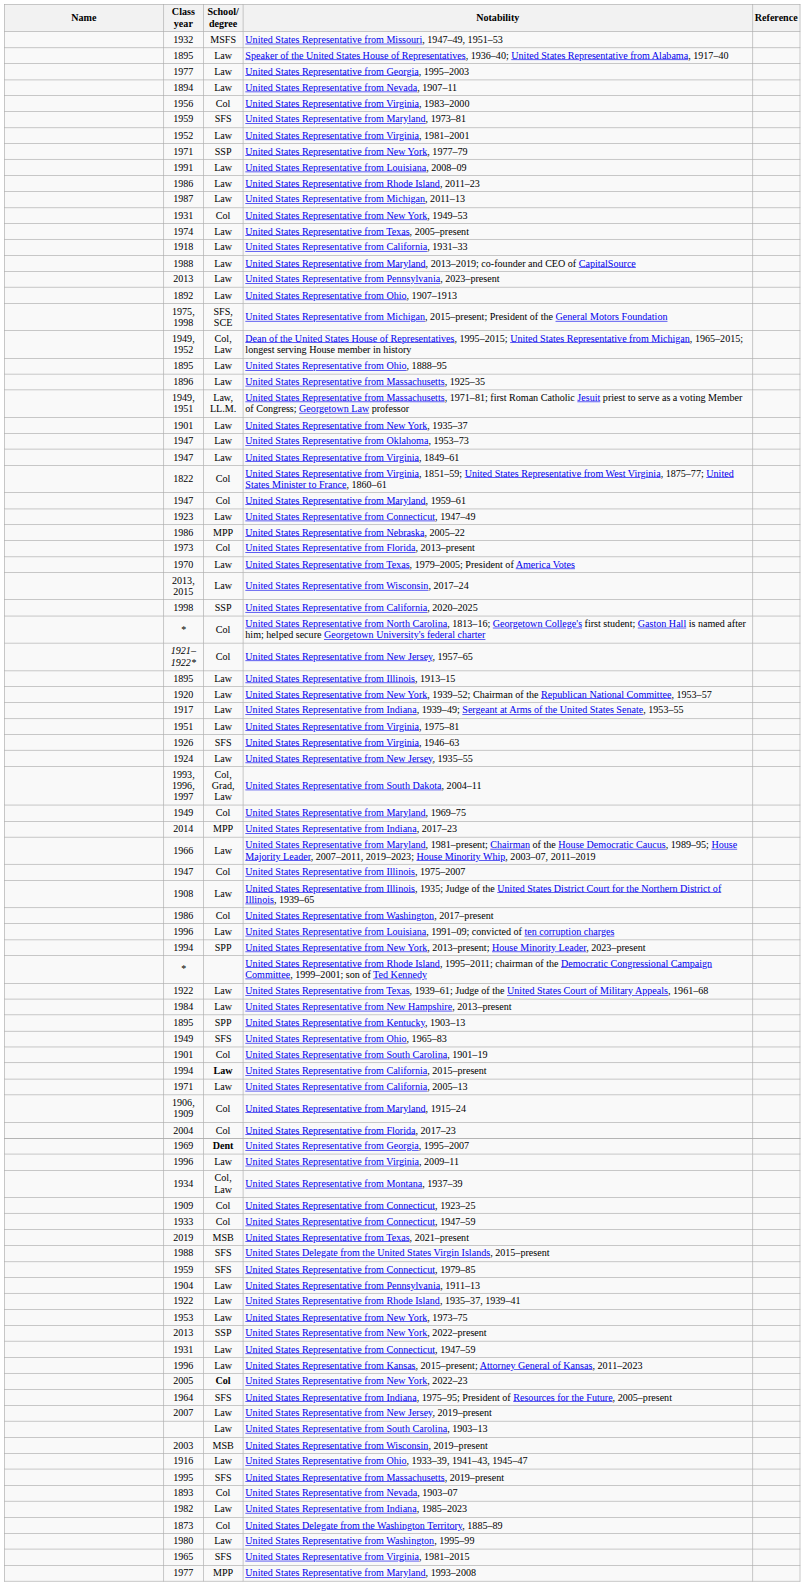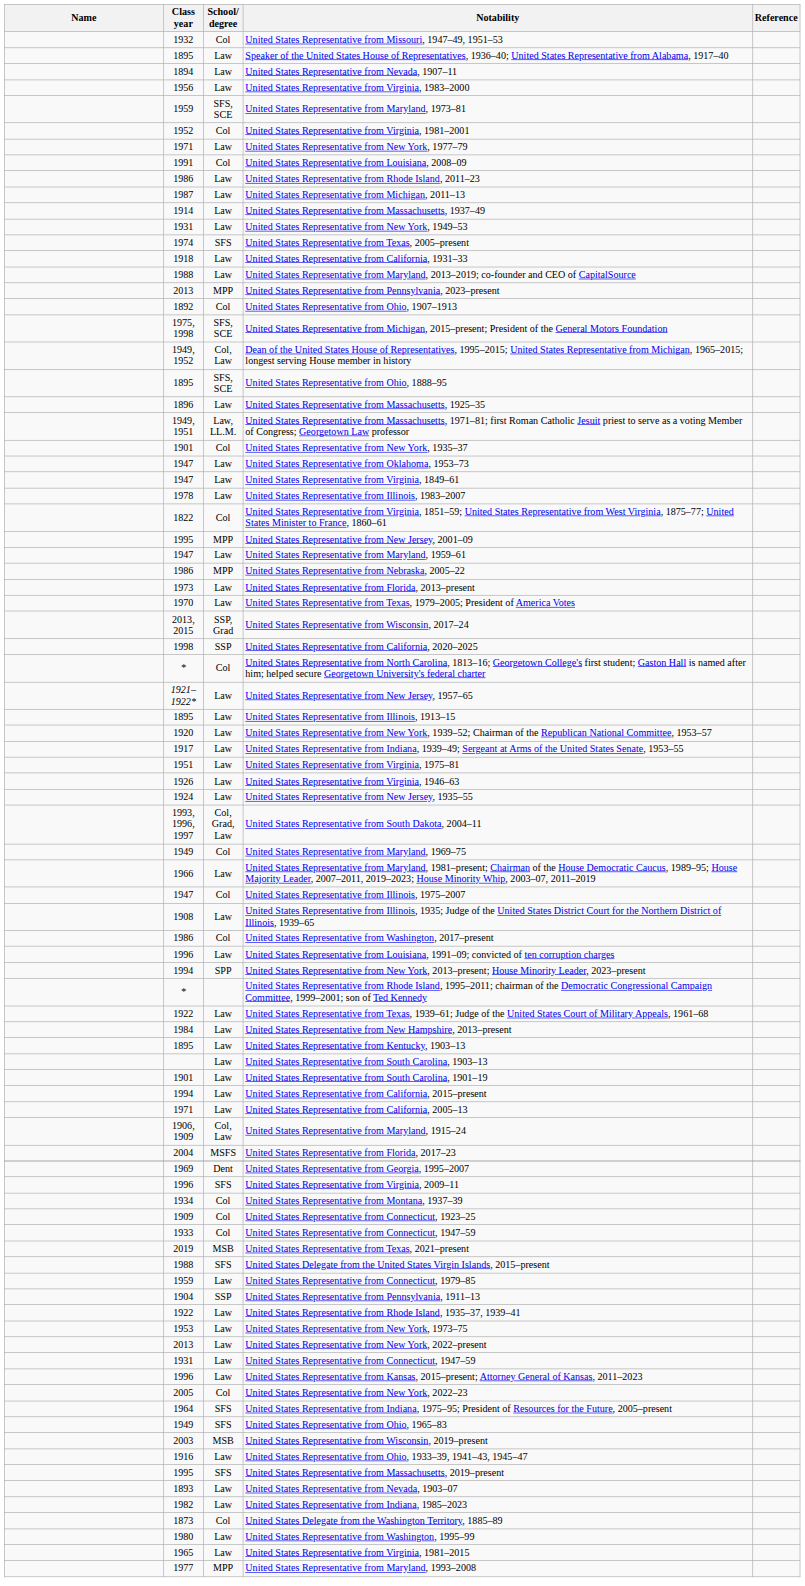(223, 39) MSFS -> (223, 39) Col
- row: (183, 71)
(223, 103) Col -> (223, 87) Law
(223, 119) SFS -> (223, 109) SFS, SCE
(223, 135) Law -> (223, 131) Col
(223, 151) SSP -> (223, 147) Law
(223, 167) Law -> (223, 163) Col
+ row: (183, 211)
(223, 215) Col -> (223, 227) Law
(223, 231) Law -> (223, 242) SFS
(223, 279) Law -> (223, 290) MPP
(223, 295) Law -> (223, 306) Col
(223, 366) Law -> (223, 383) SFS, SCE
(223, 425) Law -> (223, 448) Col
+ row: (183, 496)
+ row: (183, 539)
(223, 500) Col -> (223, 555) Law
- row: (183, 516)
(223, 548) Col -> (223, 587) Law
(223, 586) Law -> (223, 625) SSP, Grad
(223, 657) Col -> (223, 695) Law
(223, 742) SFS -> (223, 781) Law
- row: (183, 829)
(223, 1023) SPP -> (223, 1045) Law
rows swapped: (183, 1429) <-> (183, 1039)
(223, 1055) Col -> (223, 1077) Law
(223, 1071) bold -> (223, 1093) normal
(223, 1108) Col -> (223, 1131) Col, Law
(223, 1130) Col -> (223, 1153) MSFS
(223, 1146) bold -> (223, 1169) normal
(223, 1162) Law -> (223, 1185) SFS
(223, 1184) Col, Law -> (223, 1201) Col
(223, 1269) SFS -> (223, 1280) Law
(223, 1285) Law -> (223, 1296) SSP
(223, 1333) SSP -> (223, 1344) Law
(223, 1381) bold -> (223, 1392) normal
- row: (183, 1413)
(223, 1493) Col -> (223, 1488) Law
(223, 1557) SFS -> (223, 1552) Law
